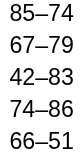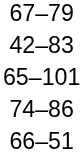- row: (42, 13)
+ row: (42, 77)
